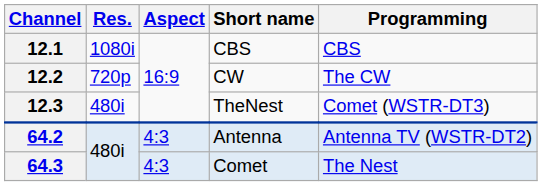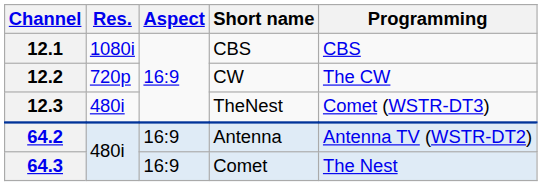(156, 136) 4:3 -> (161, 136) 16:9
(156, 166) 4:3 -> (161, 166) 16:9
